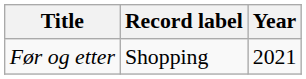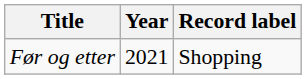columns swapped: (275, 21) <-> (184, 21)
